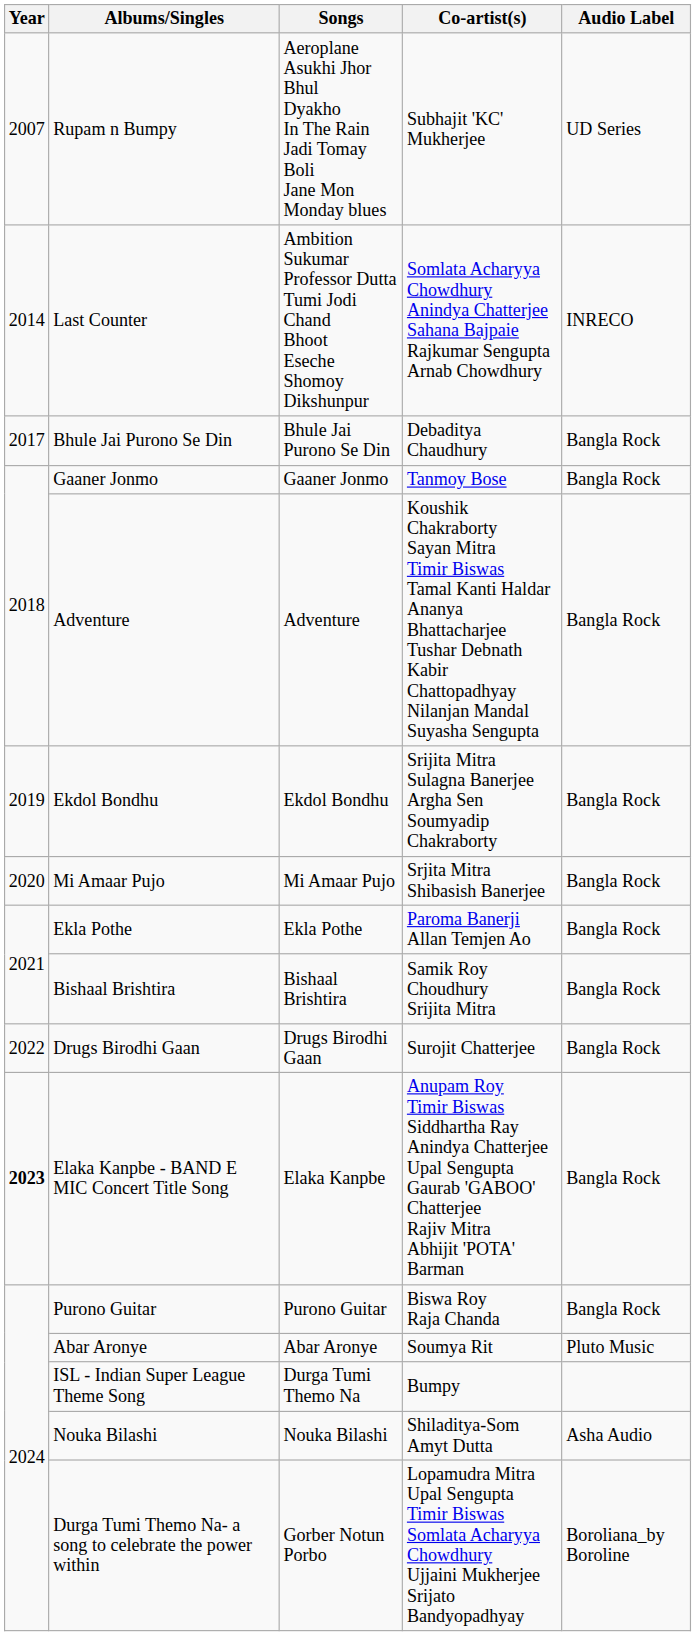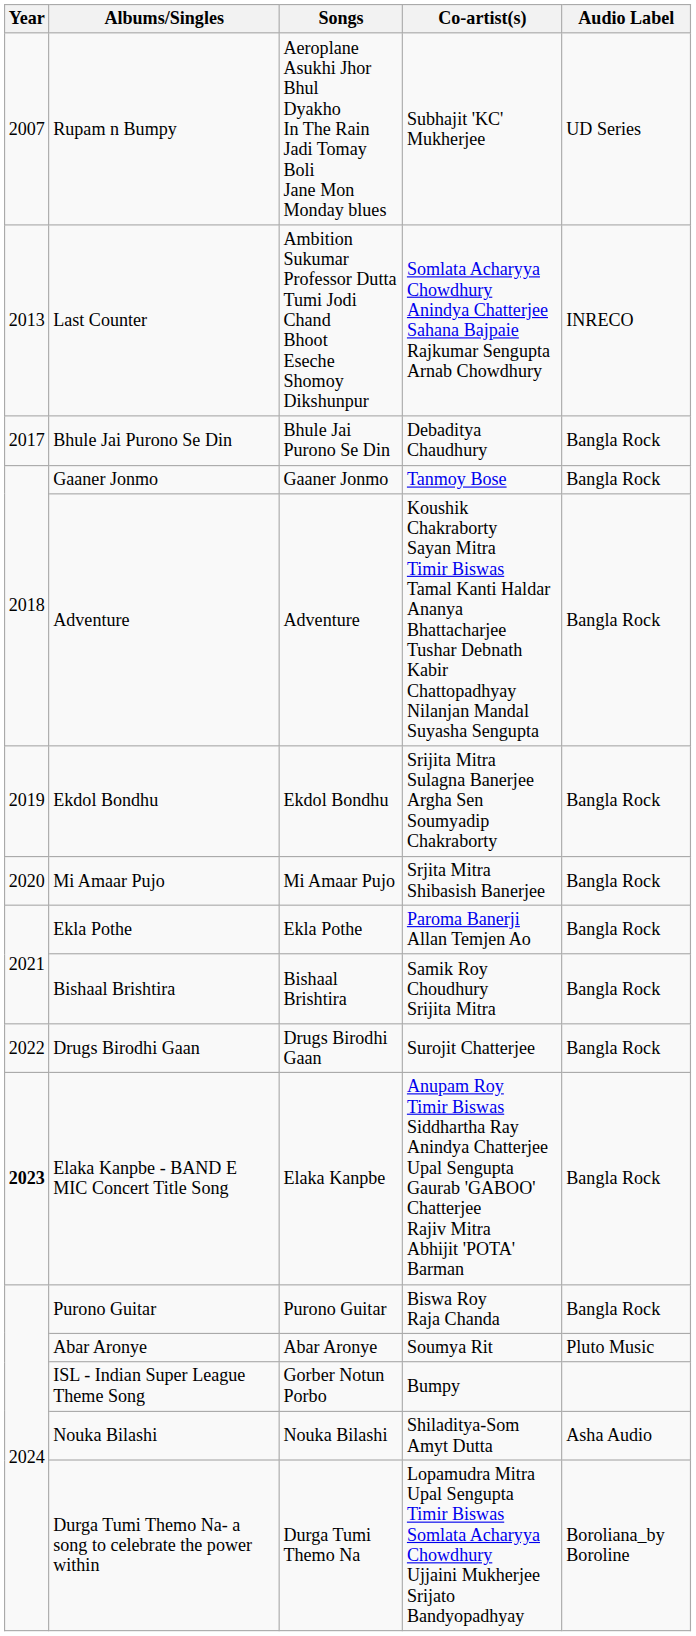(27, 320) 2014 -> (27, 320) 2013
(327, 1386) Durga Tumi Themo Na -> (334, 1386) Gorber Notun Porbo
(334, 1545) Gorber Notun Porbo -> (327, 1545) Durga Tumi Themo Na
